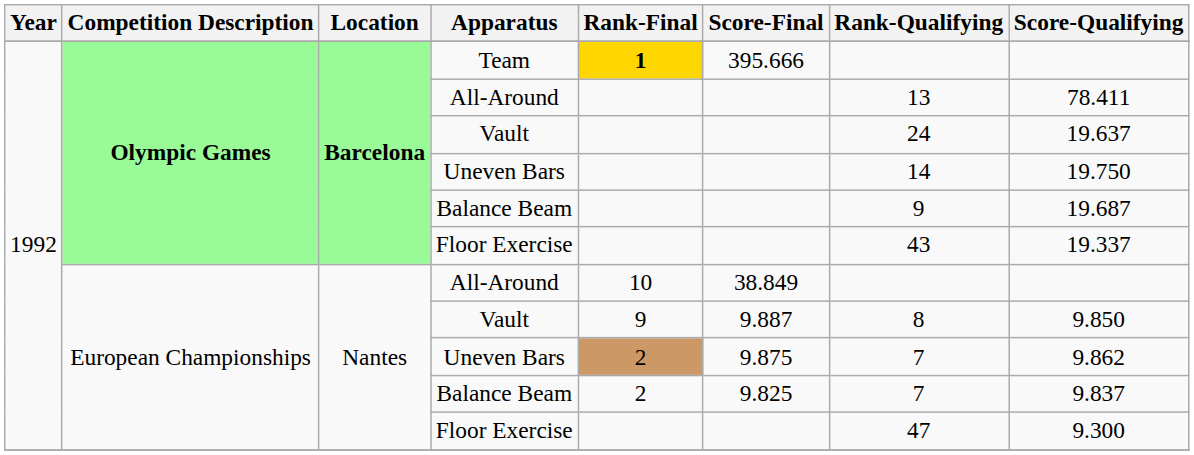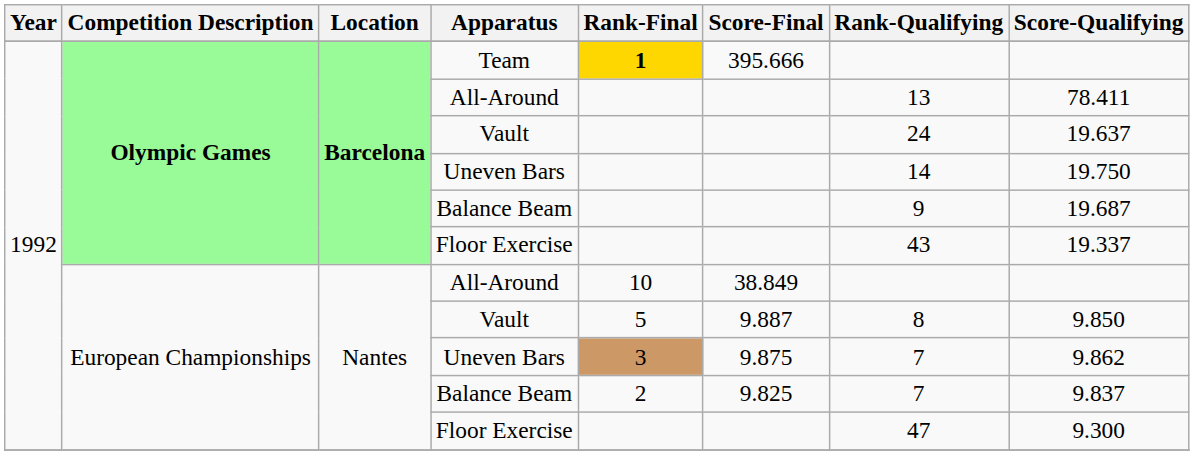(641, 319) 9 -> (641, 319) 5
(641, 356) 2 -> (641, 356) 3
